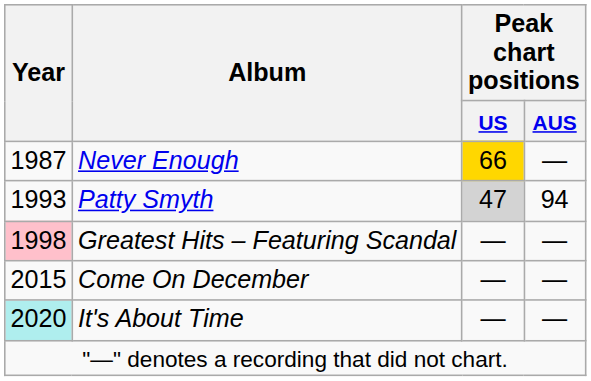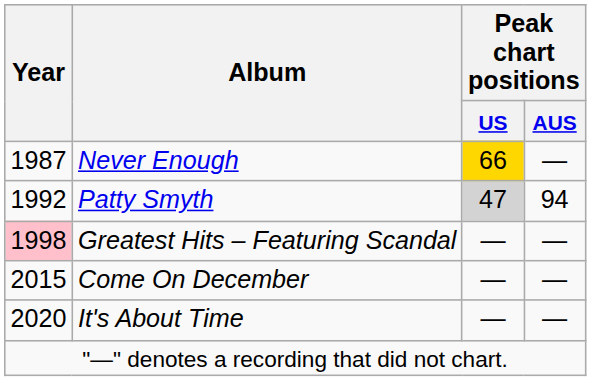(39, 200) 1993 -> (39, 200) 1992
(39, 319) paleturquoise background -> (39, 319) no background
